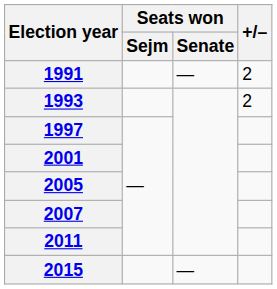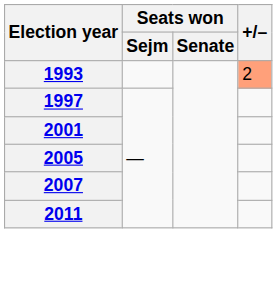- row: (63, 74)
(247, 102) no background -> (247, 74) lightsalmon background
- row: (63, 269)
